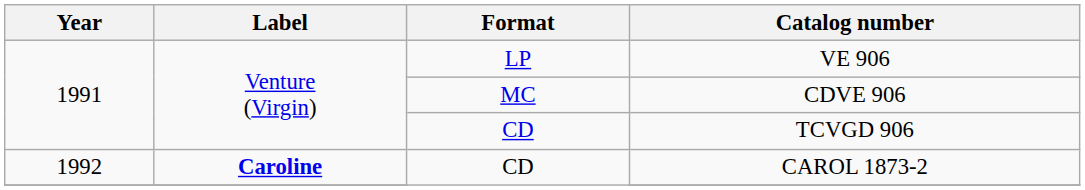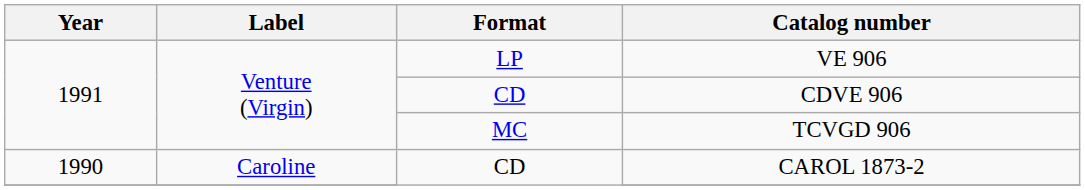(518, 94) MC -> (510, 94) CD
(518, 130) CD -> (510, 130) MC
(79, 166) 1992 -> (80, 166) 1990
(280, 166) bold -> (276, 166) normal
